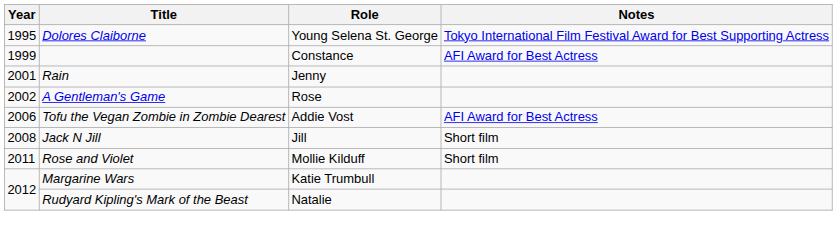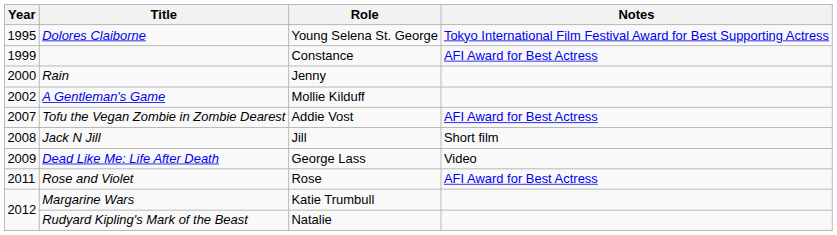(22, 76) 2001 -> (22, 76) 2000
(307, 96) Rose -> (328, 96) Mollie Kilduff
(22, 117) 2006 -> (22, 117) 2007
+ row: (131, 158)
(328, 158) Mollie Kilduff -> (307, 179) Rose
(471, 158) Short film -> (521, 179) AFI Award for Best Actress
